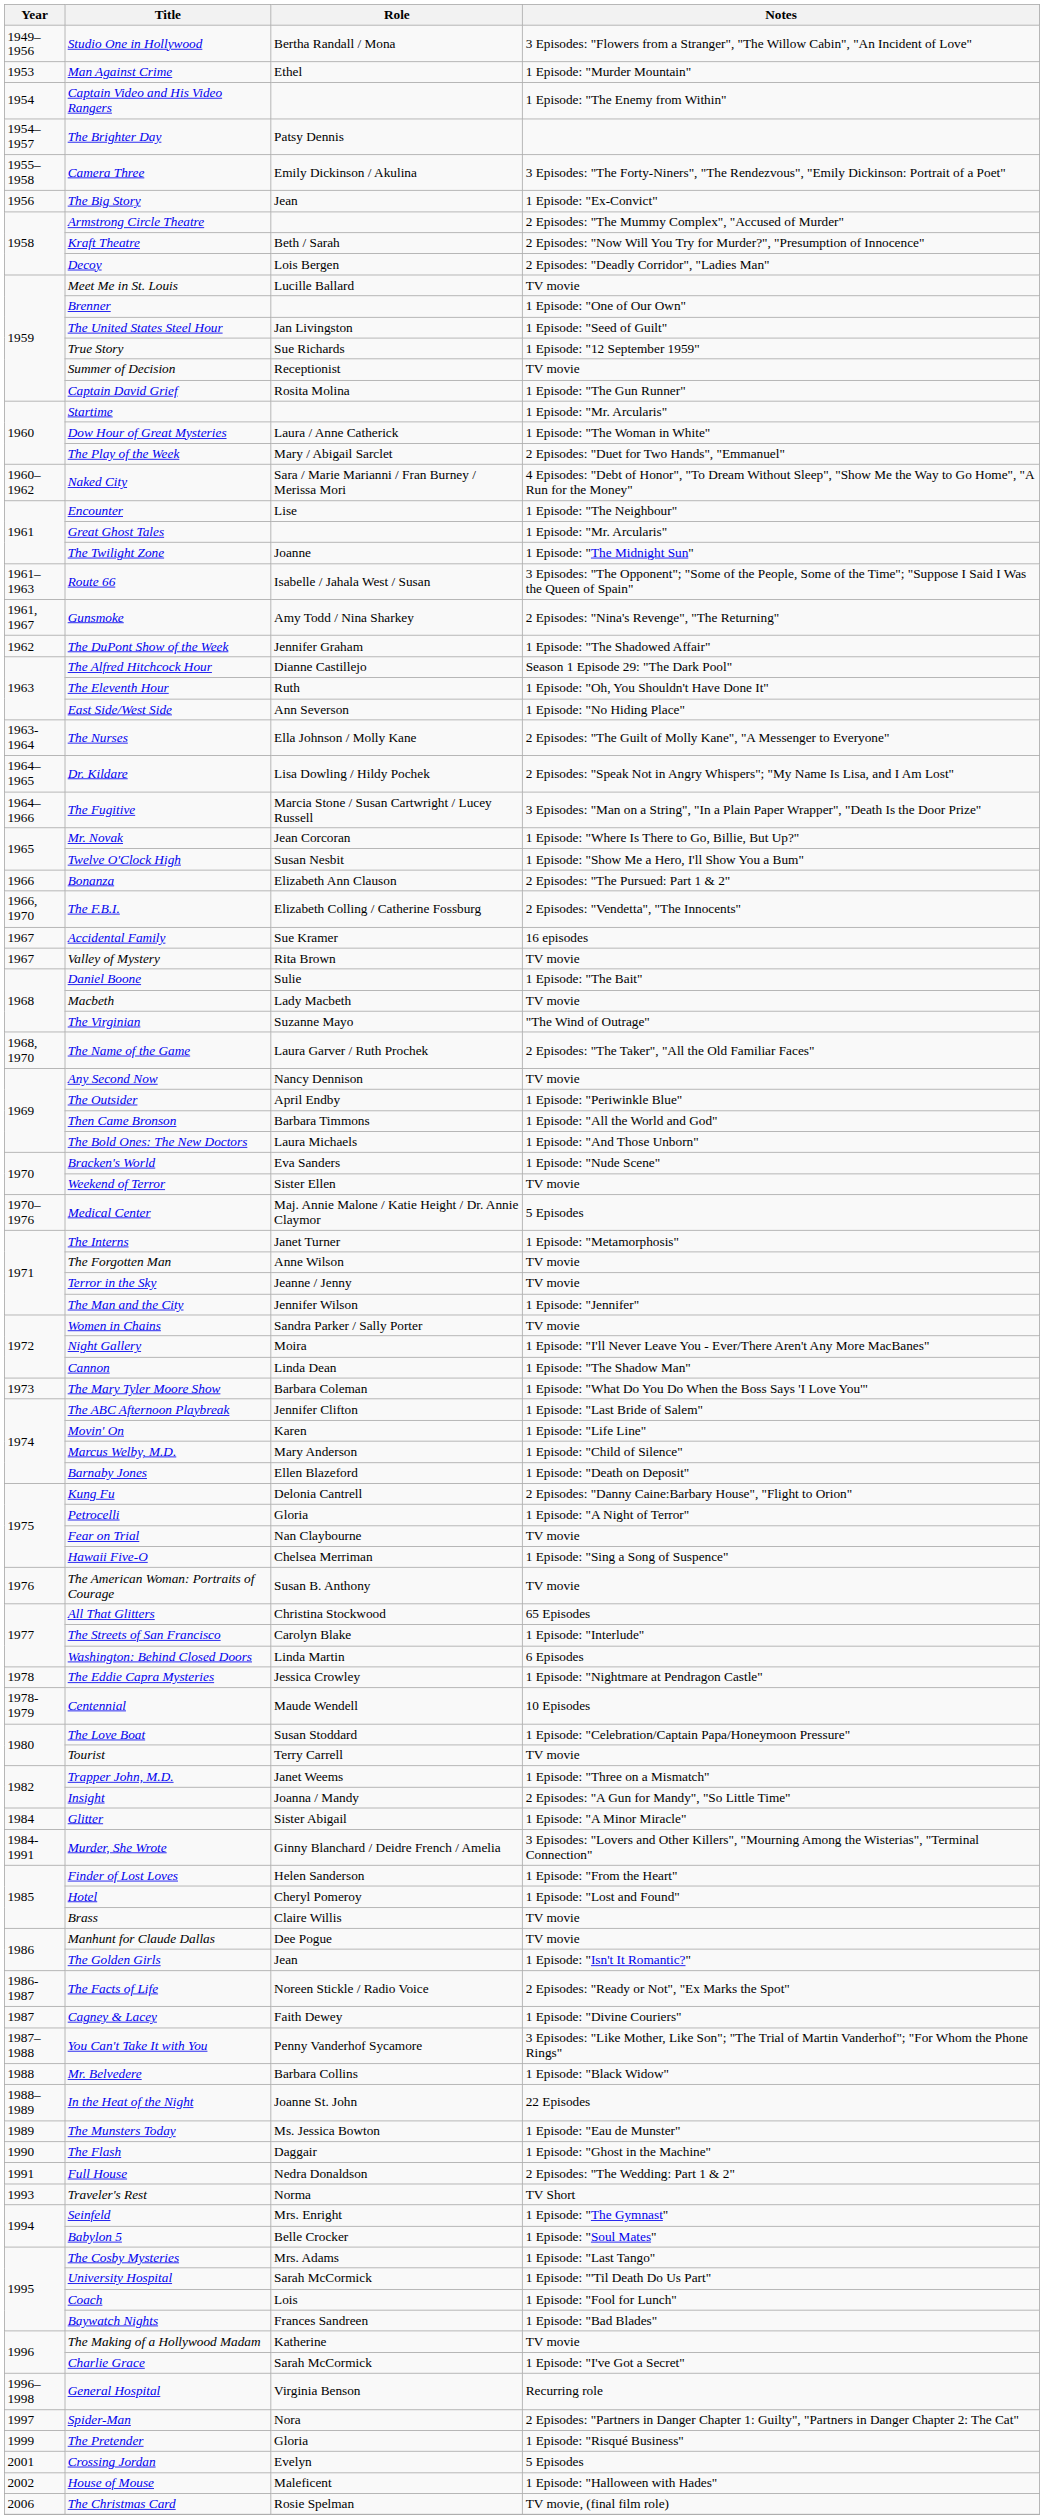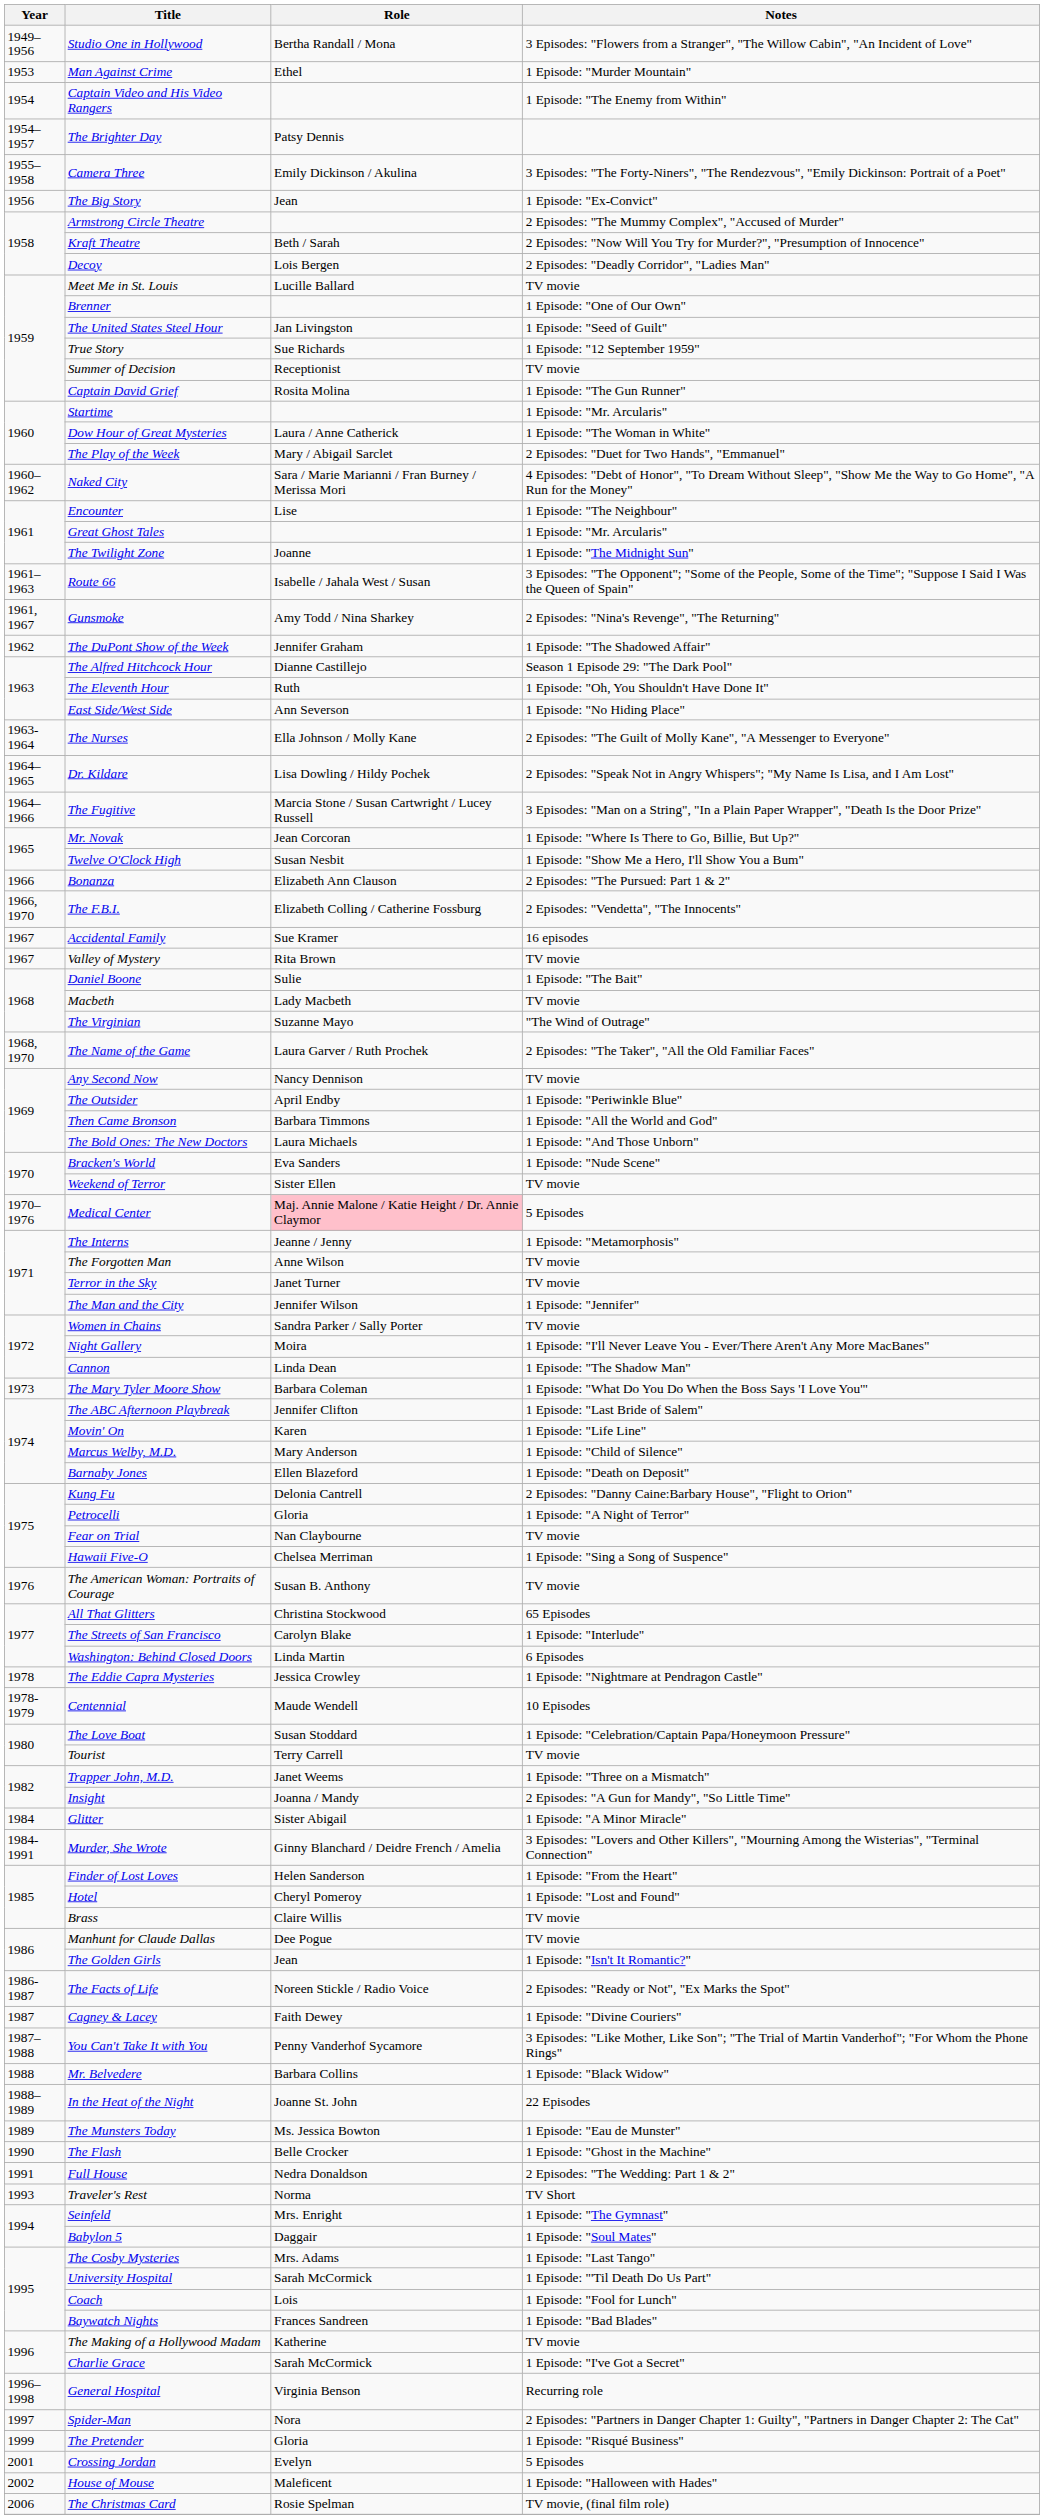(396, 1212) no background -> (396, 1212) pink background
(307, 1241) Janet Turner -> (313, 1241) Jeanne / Jenny
(313, 1283) Jeanne / Jenny -> (307, 1283) Janet Turner
(295, 2152) Daggair -> (311, 2152) Belle Crocker
(311, 2236) Belle Crocker -> (295, 2236) Daggair
